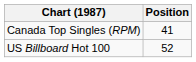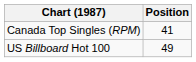(167, 48) 52 -> (167, 48) 49
